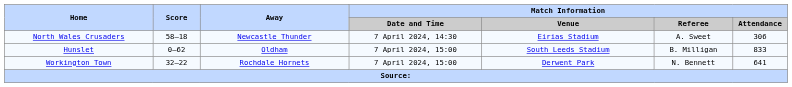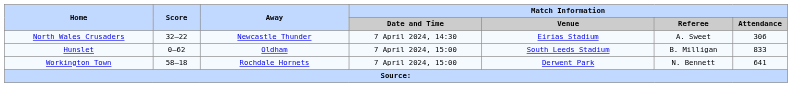(177, 37) 58–18 -> (177, 37) 32–22
(177, 63) 32–22 -> (177, 63) 58–18
